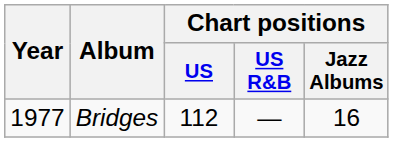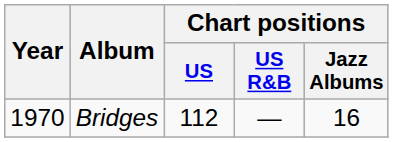(37, 117) 1977 -> (37, 117) 1970
